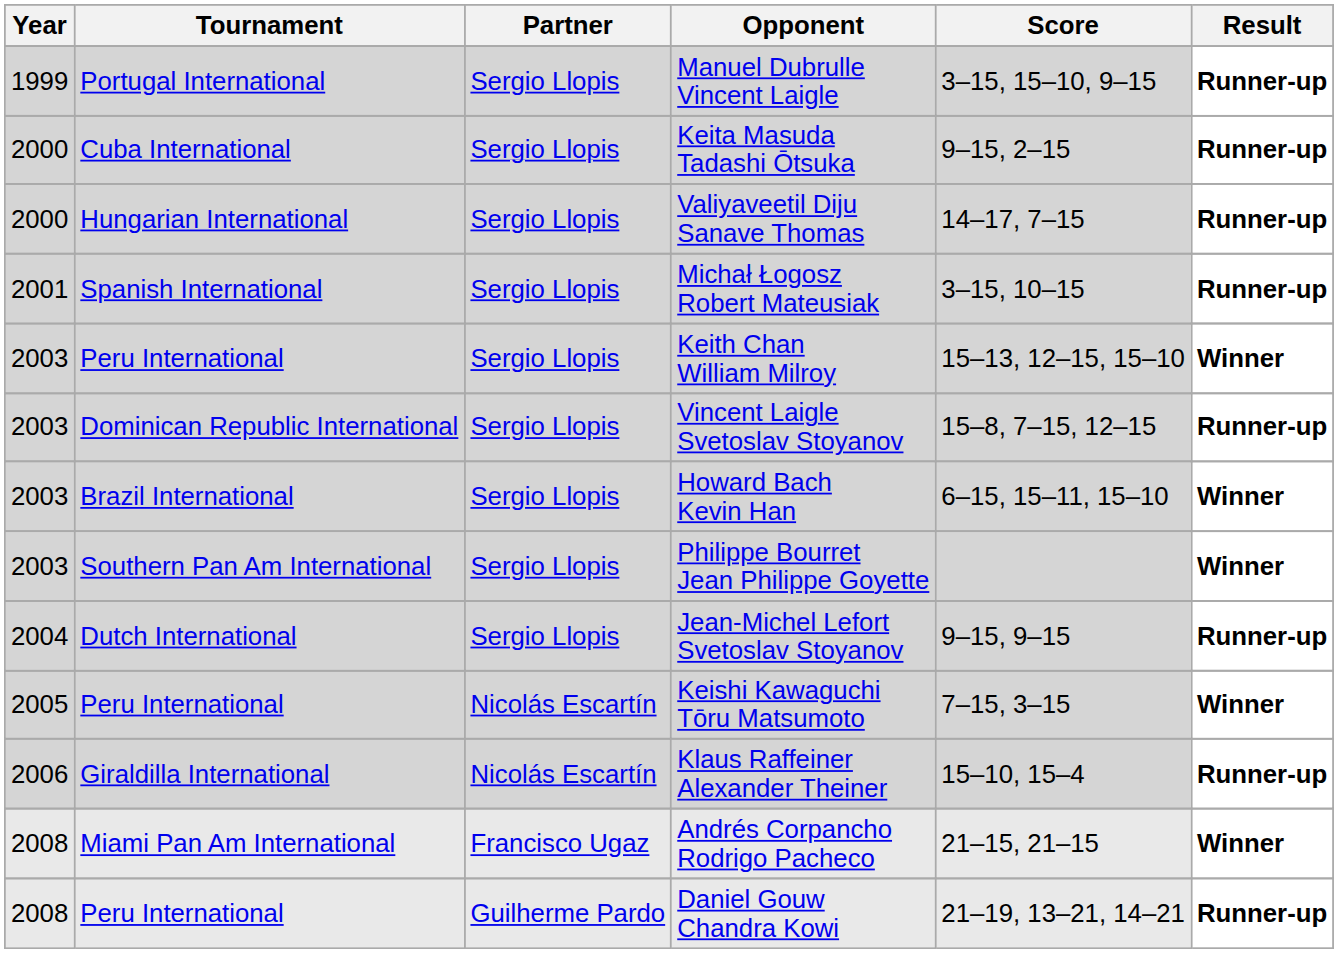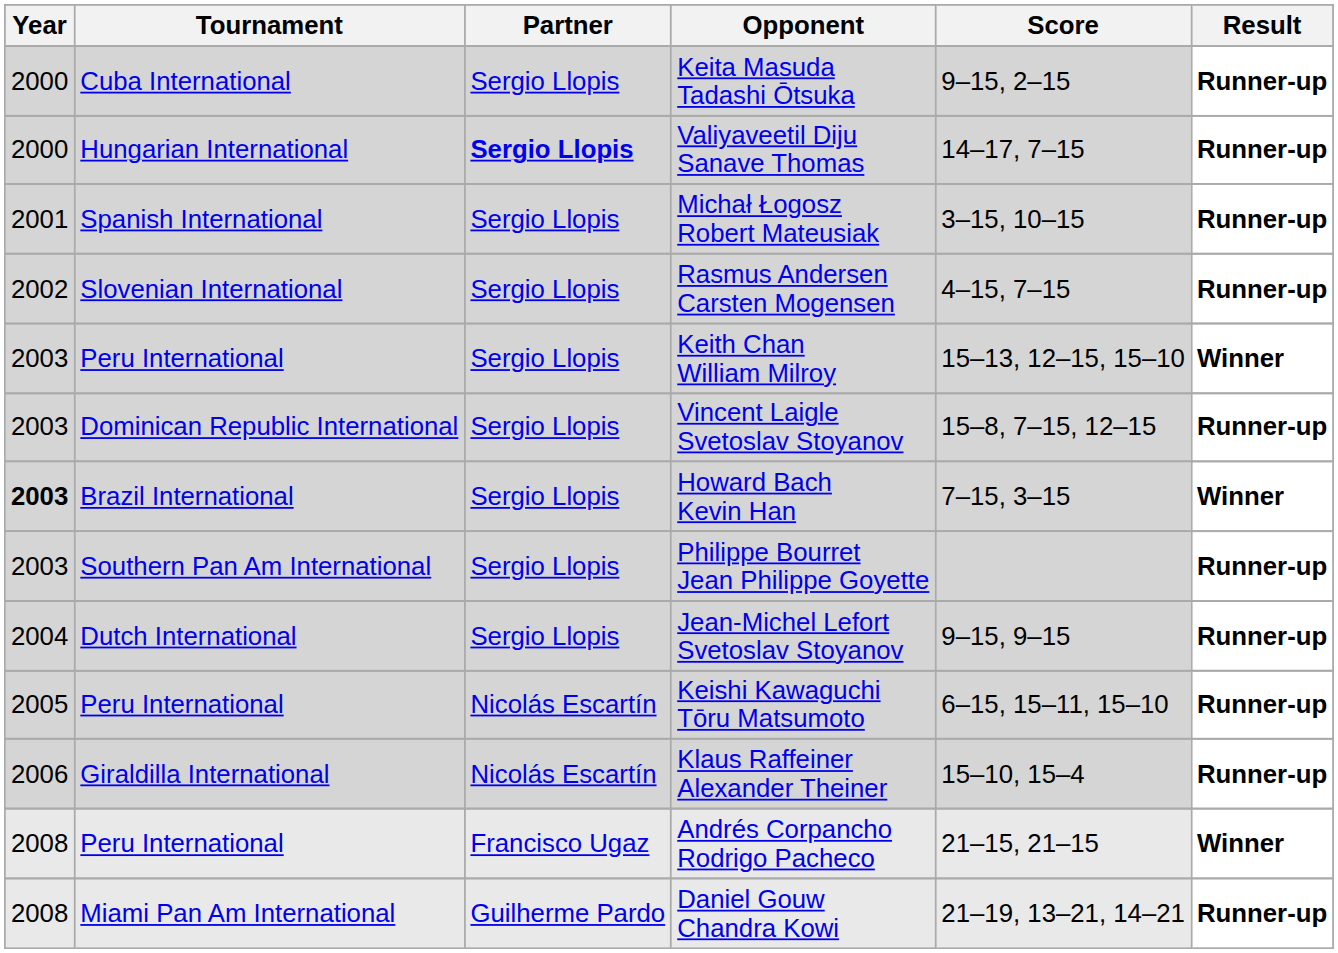- row: (771, 81)
(545, 219) normal -> (552, 150) bold
+ row: (786, 289)
(40, 497) normal -> (40, 497) bold
(1055, 497) 6–15, 15–11, 15–10 -> (1006, 497) 7–15, 3–15
(1241, 566) Winner -> (1262, 566) Runner-up
(1006, 705) 7–15, 3–15 -> (1055, 705) 6–15, 15–11, 15–10
(1241, 705) Winner -> (1262, 705) Runner-up
(238, 844) Miami Pan Am International -> (182, 844) Peru International
(182, 913) Peru International -> (238, 913) Miami Pan Am International
